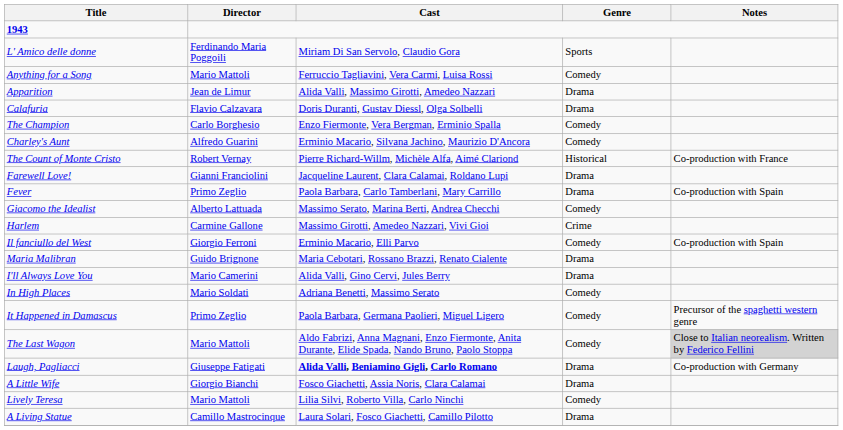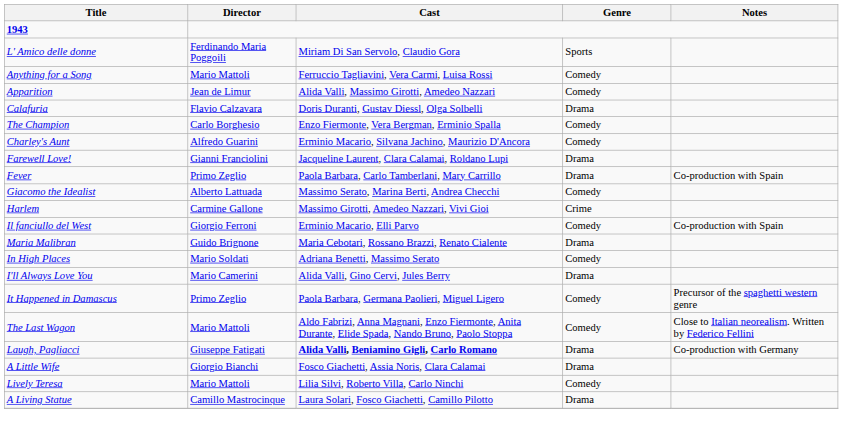(580, 91) Drama -> (583, 91) Comedy
- row: (64, 158)
rows swapped: (50, 275) <-> (38, 292)
(749, 344) lightgrey background -> (749, 327) no background
